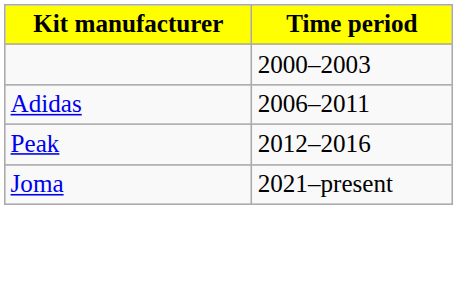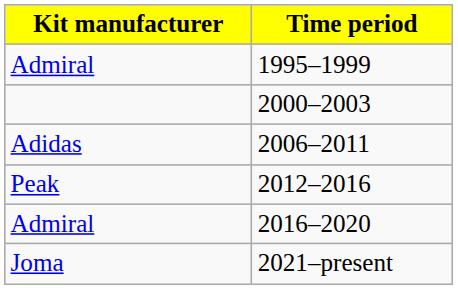+ row: (314, 64)
+ row: (314, 223)
